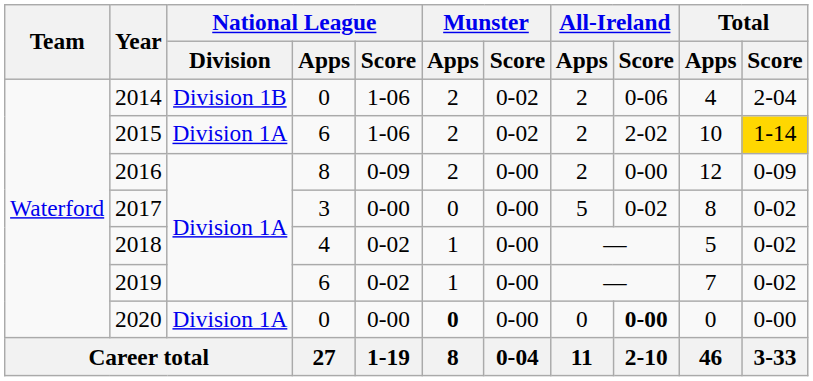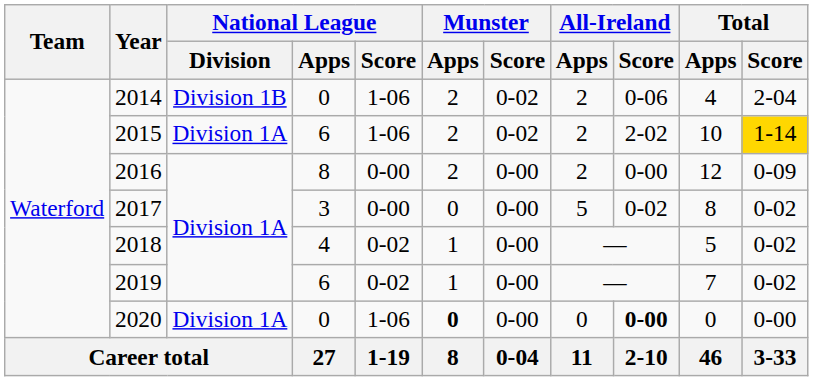(388, 171) 0-09 -> (388, 171) 0-00
(388, 319) 0-00 -> (388, 319) 1-06
